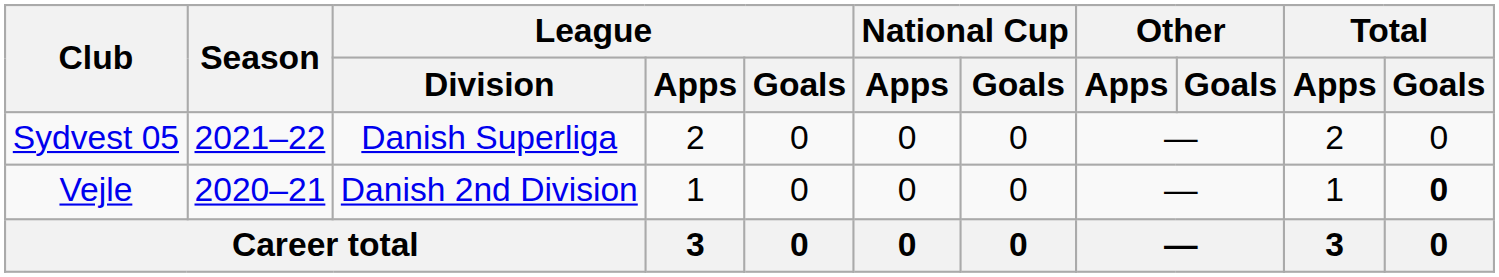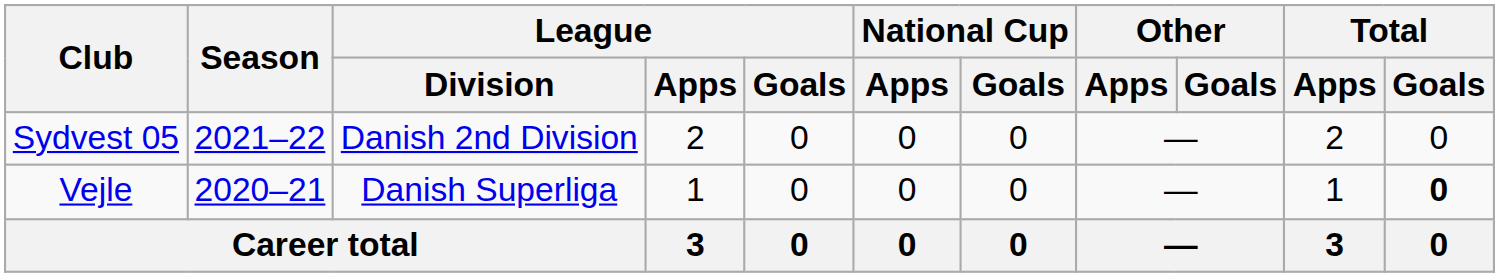(489, 137) Danish Superliga -> (489, 137) Danish 2nd Division
(489, 191) Danish 2nd Division -> (489, 191) Danish Superliga
